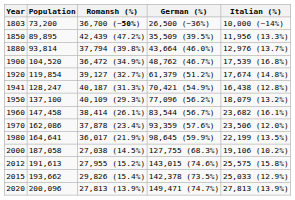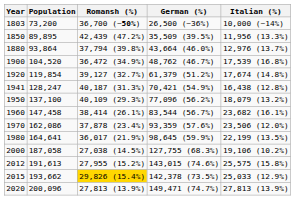(43, 49) 93,814 -> (43, 49) 93,864
(112, 176) no background -> (112, 176) gold background
